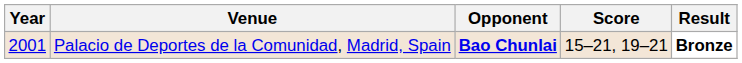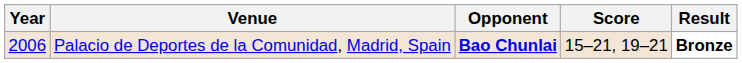(27, 45) 2001 -> (27, 45) 2006
